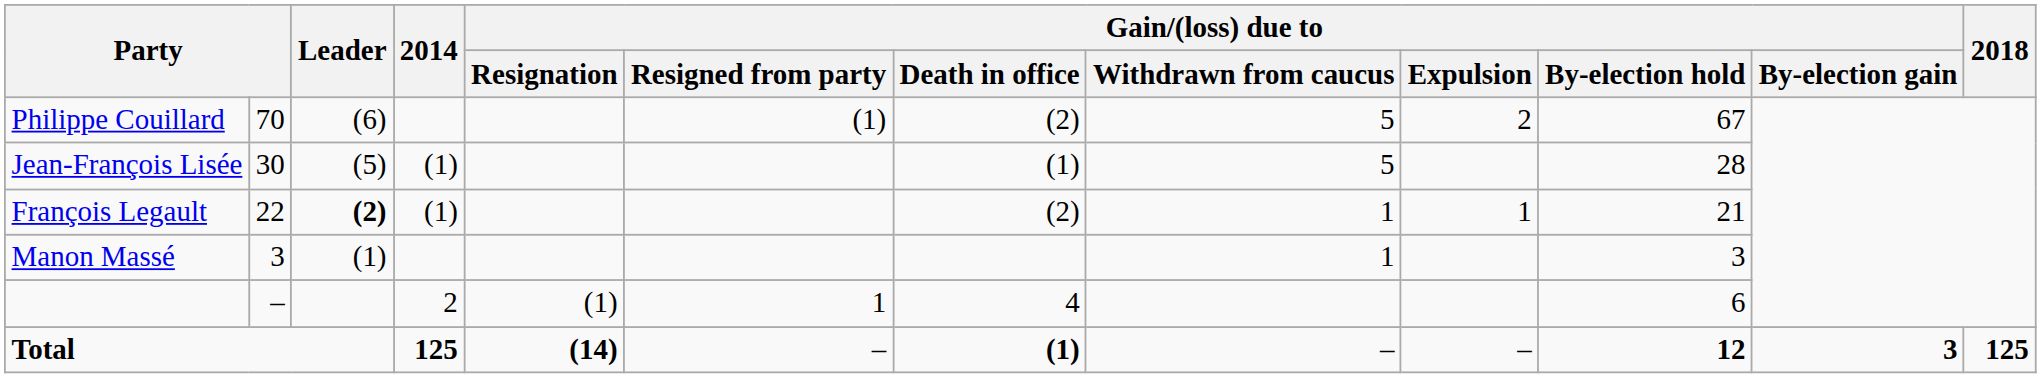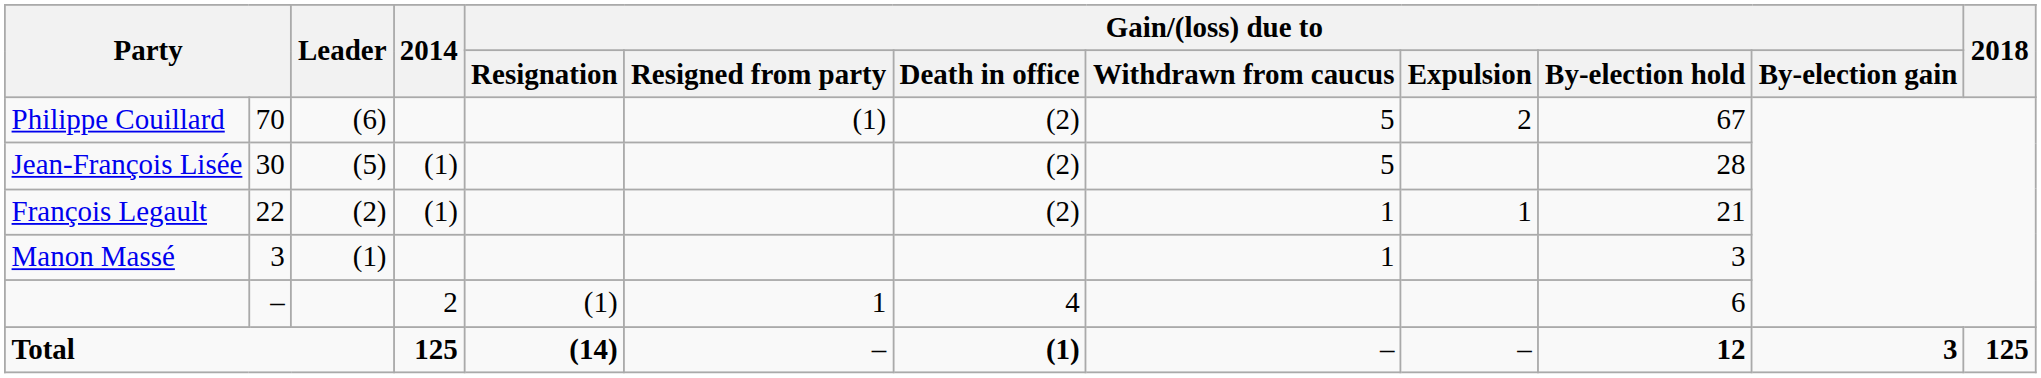(1063, 165) (1) -> (1063, 165) (2)
(370, 211) bold -> (370, 211) normal
